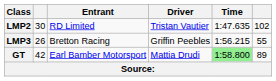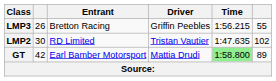rows swapped: (19, 25) <-> (19, 40)
